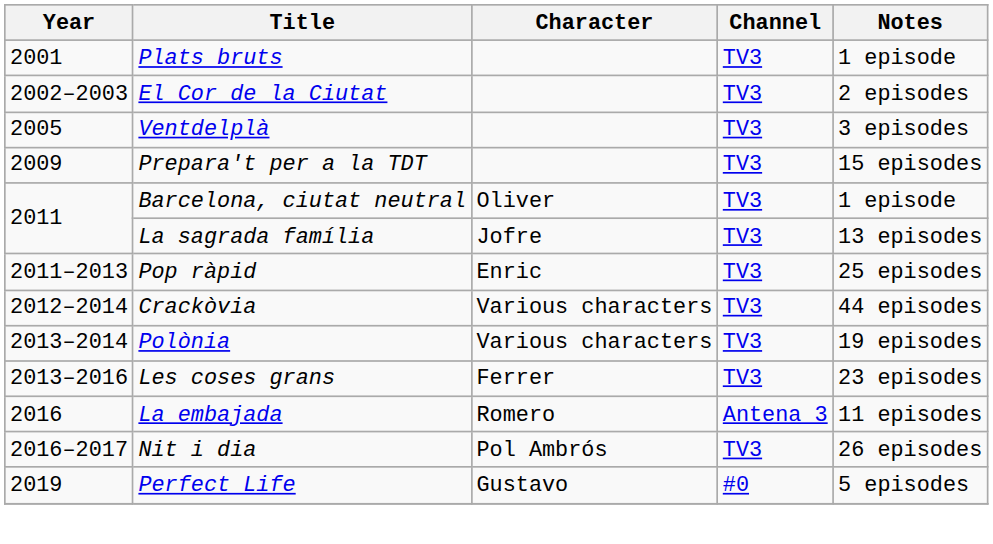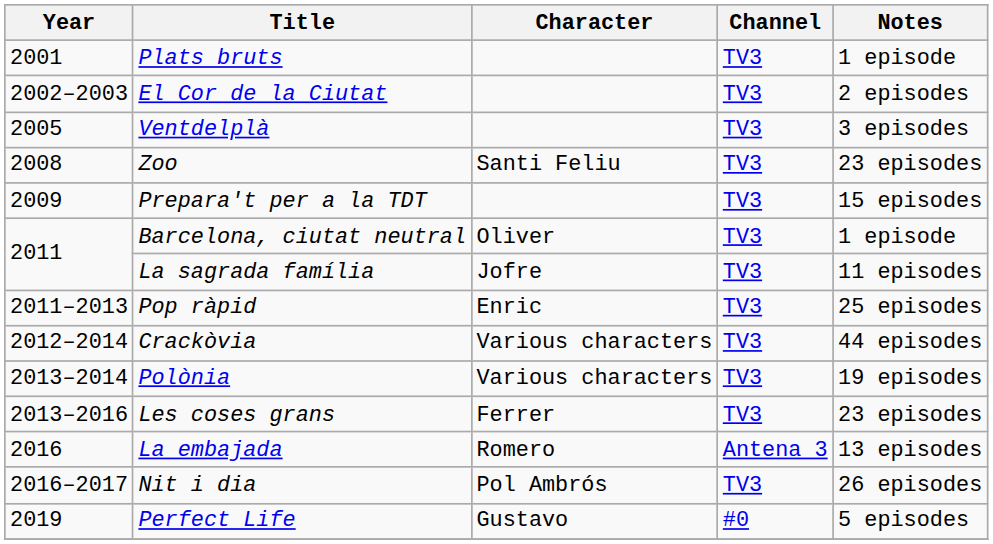+ row: (158, 165)
(910, 236) 13 episodes -> (910, 272) 11 episodes
(910, 414) 11 episodes -> (910, 450) 13 episodes
